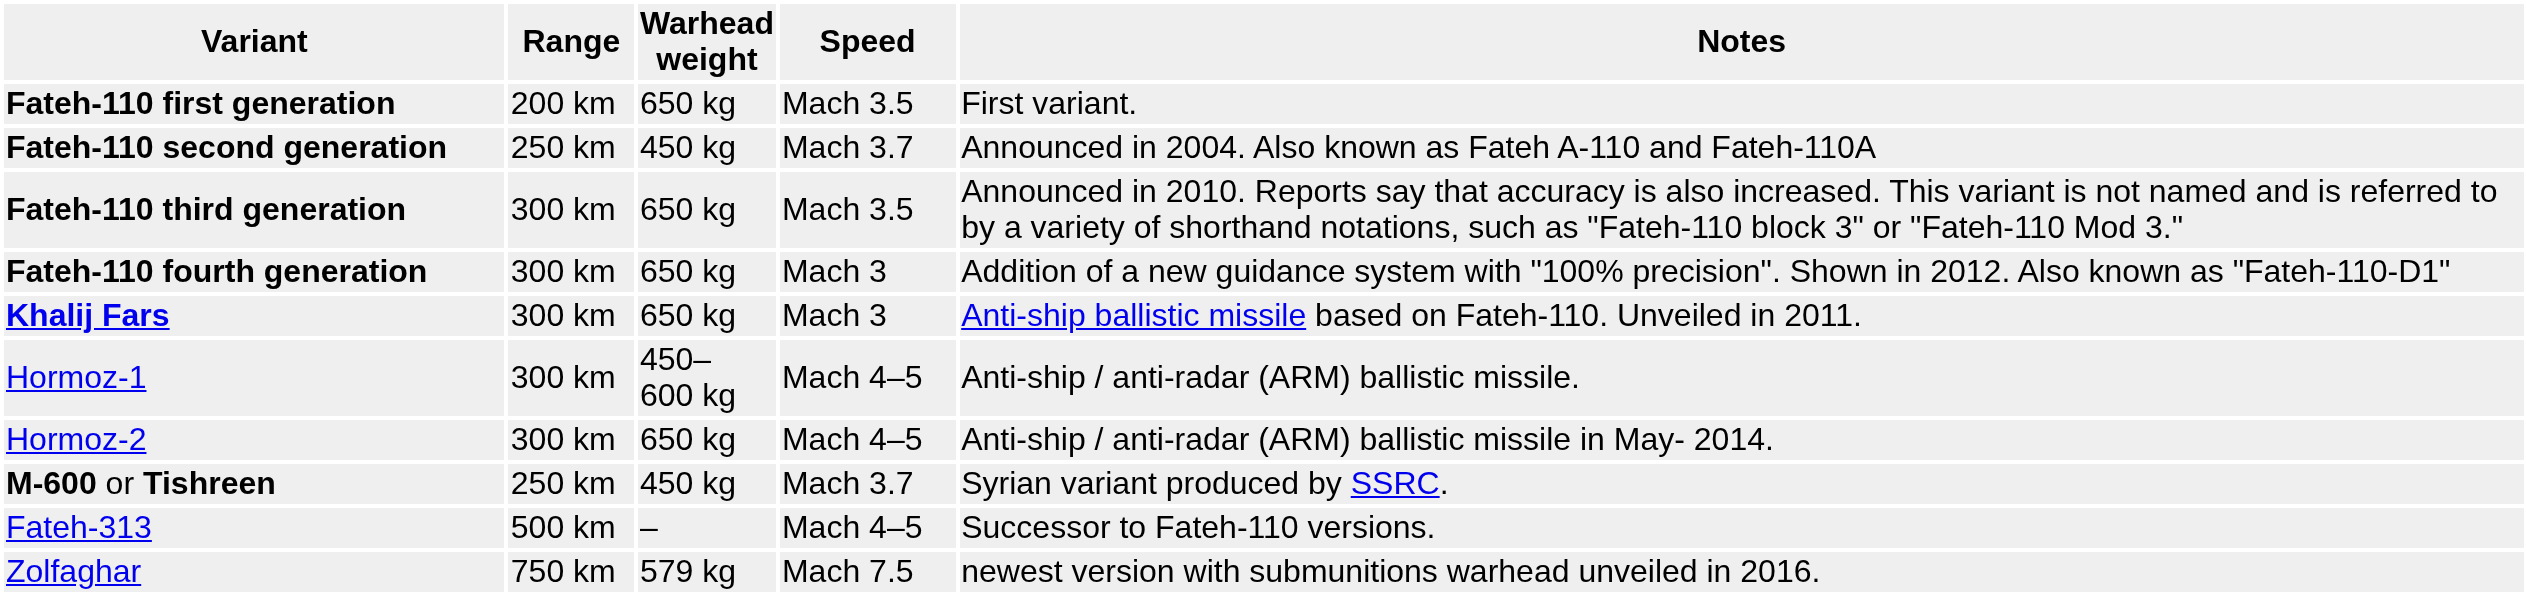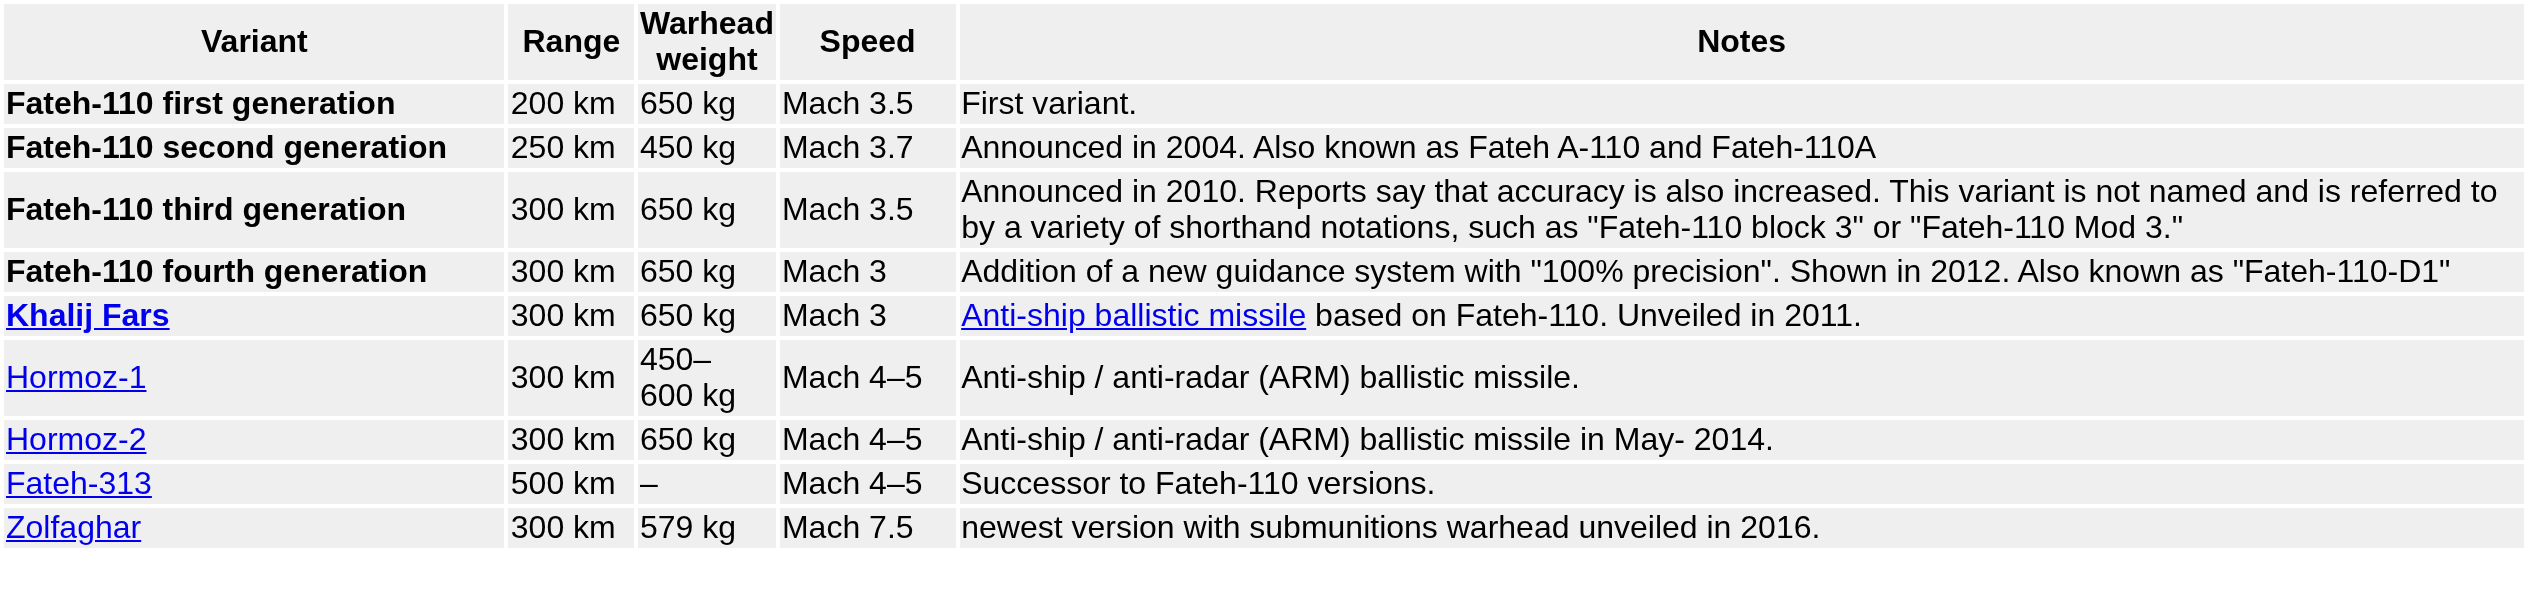- row: (141, 483)
(563, 571) 750 km -> (563, 527) 300 km
